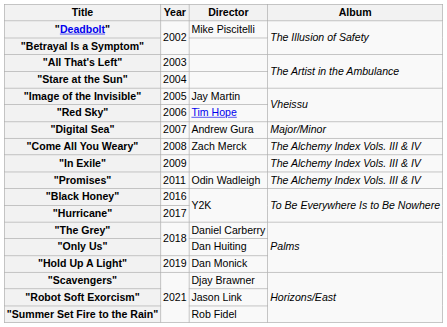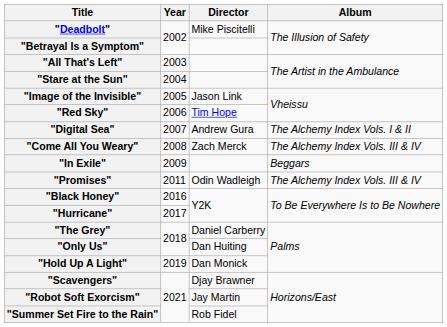(216, 96) Jay Martin -> (217, 96) Jason Link
(298, 130) Major/Minor -> (341, 130) The Alchemy Index Vols. I & II
(346, 163) The Alchemy Index Vols. III & IV -> (290, 163) Beggars
(217, 297) Jason Link -> (216, 297) Jay Martin
